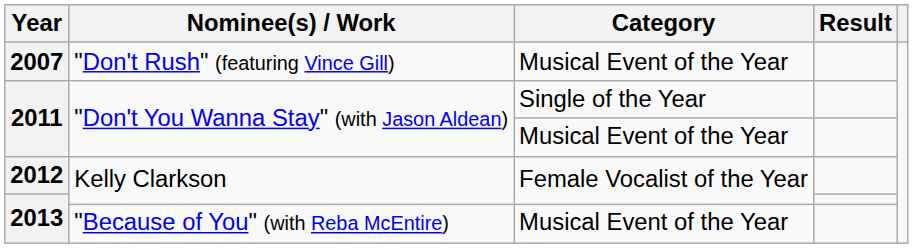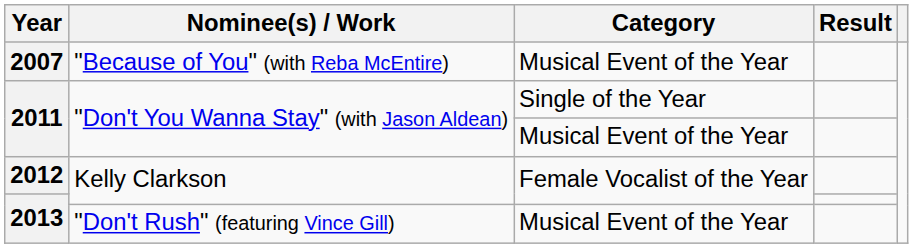(234, 61) "Don't Rush" (featuring Vince Gill) -> (262, 61) "Because of You" (with Reba McEntire)
(262, 223) "Because of You" (with Reba McEntire) -> (234, 223) "Don't Rush" (featuring Vince Gill)
